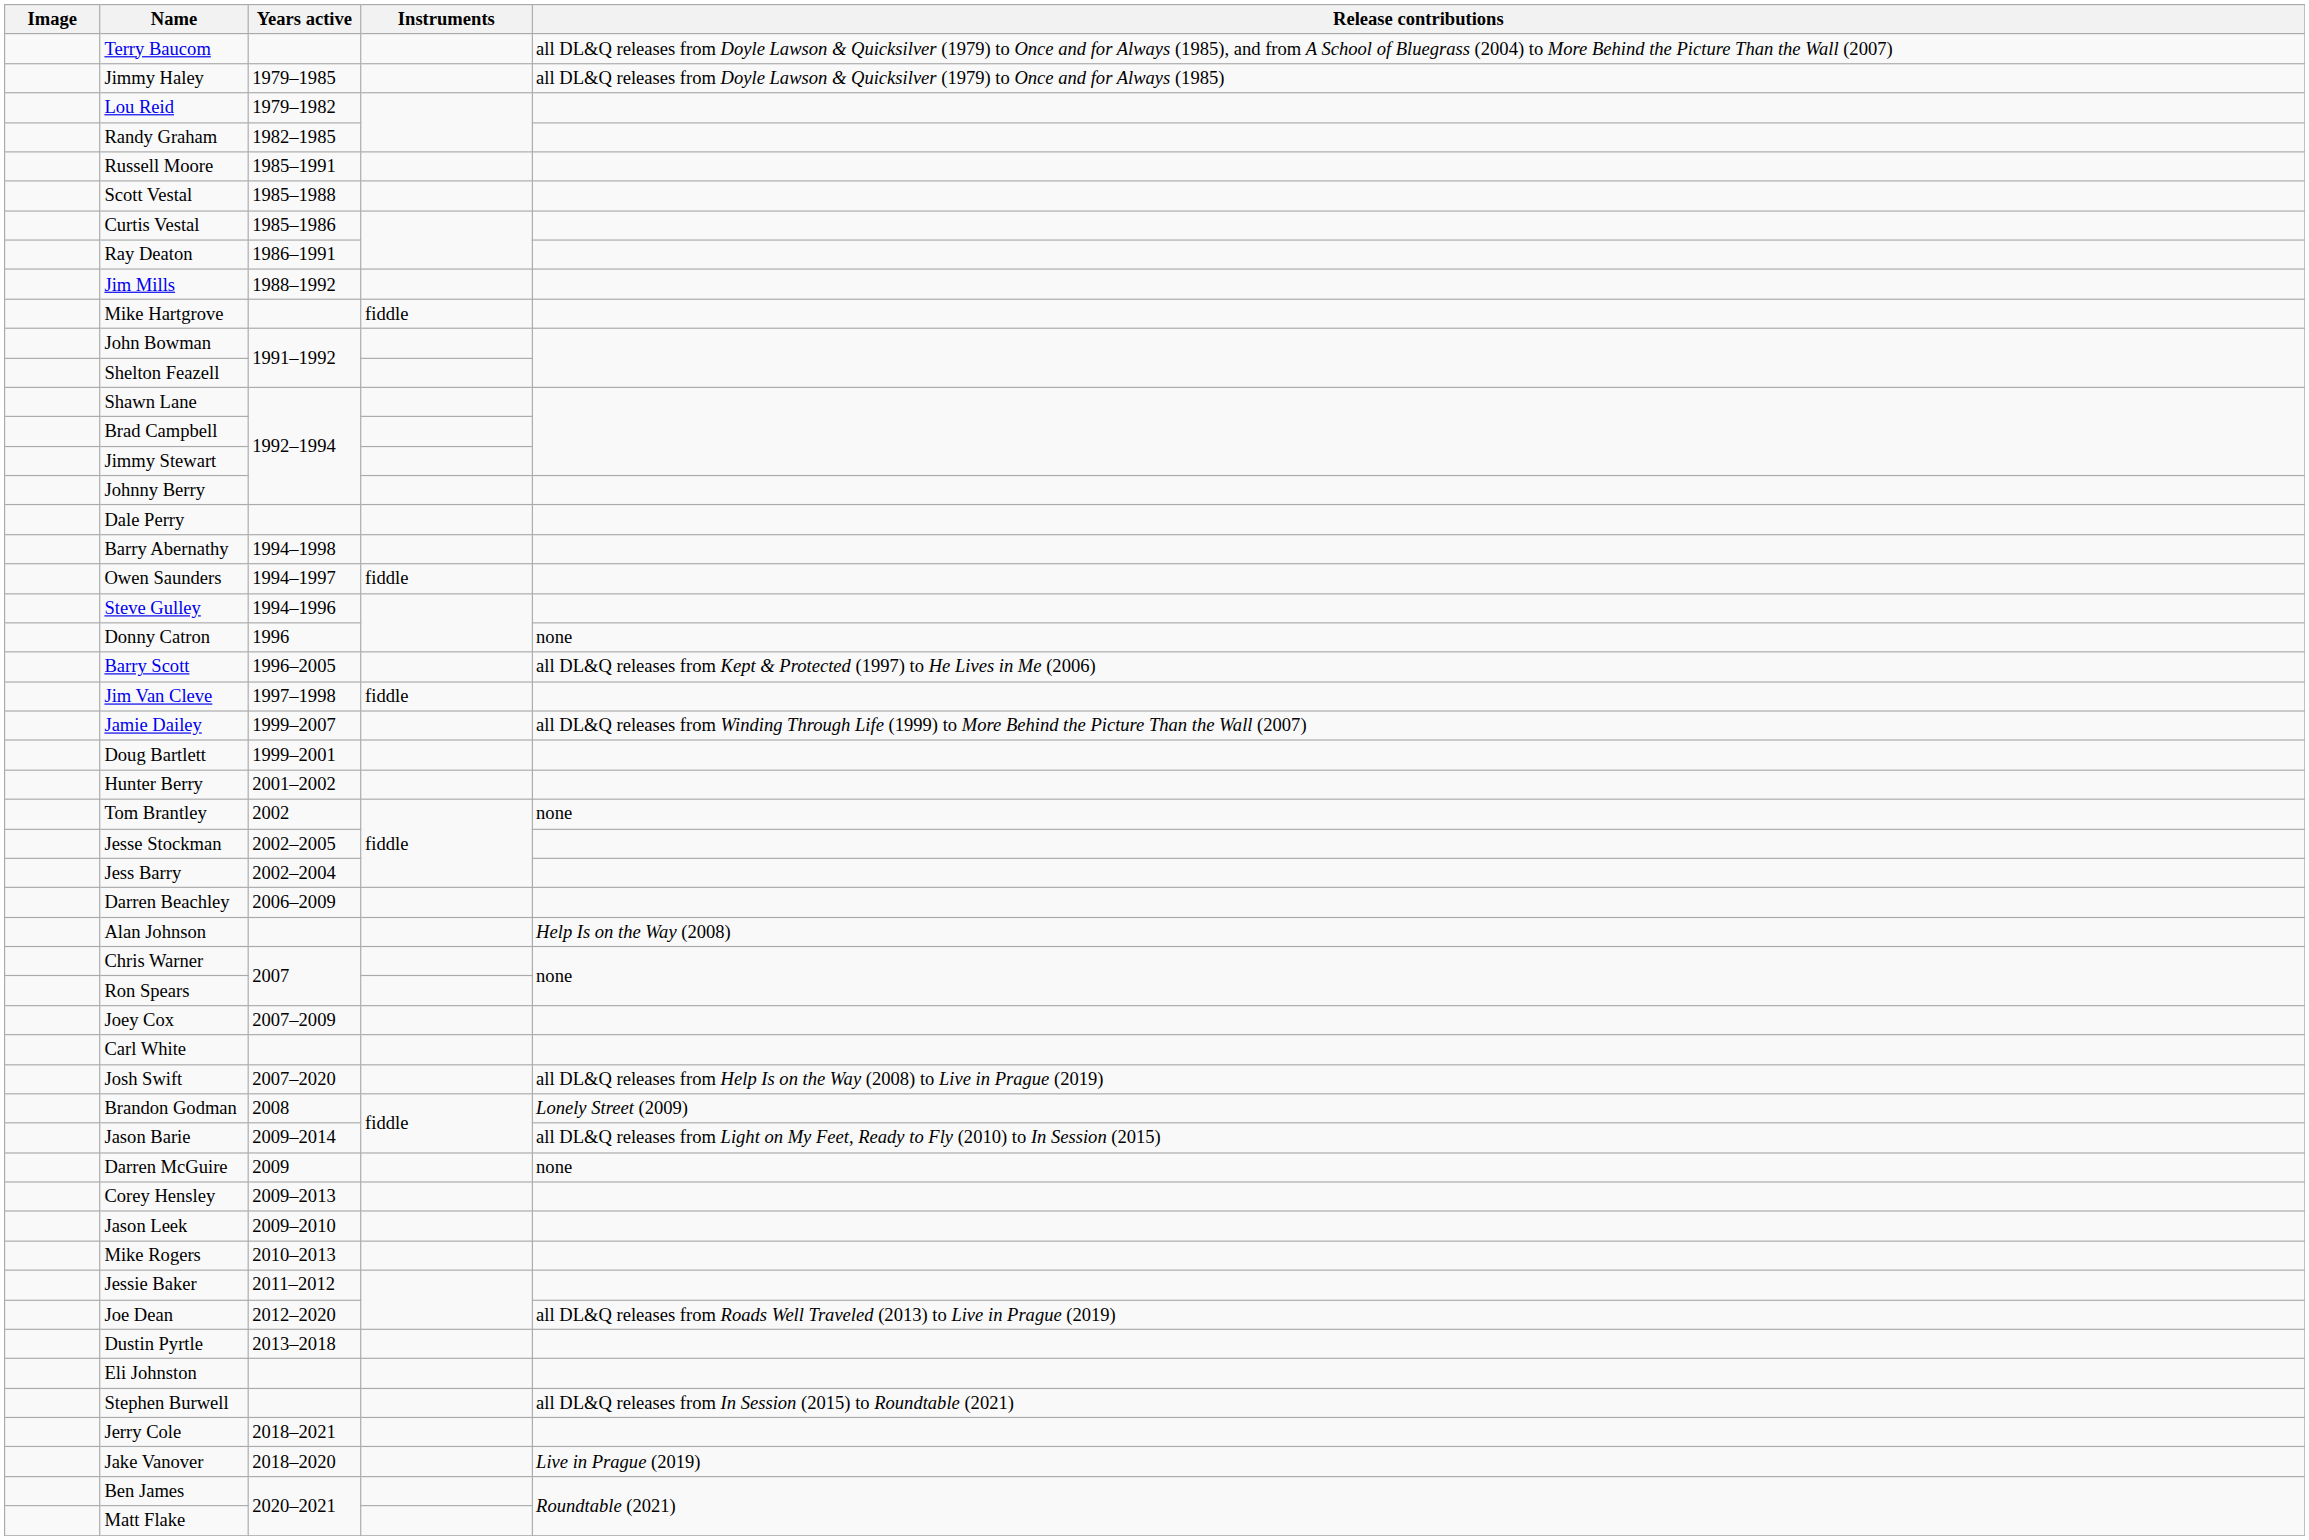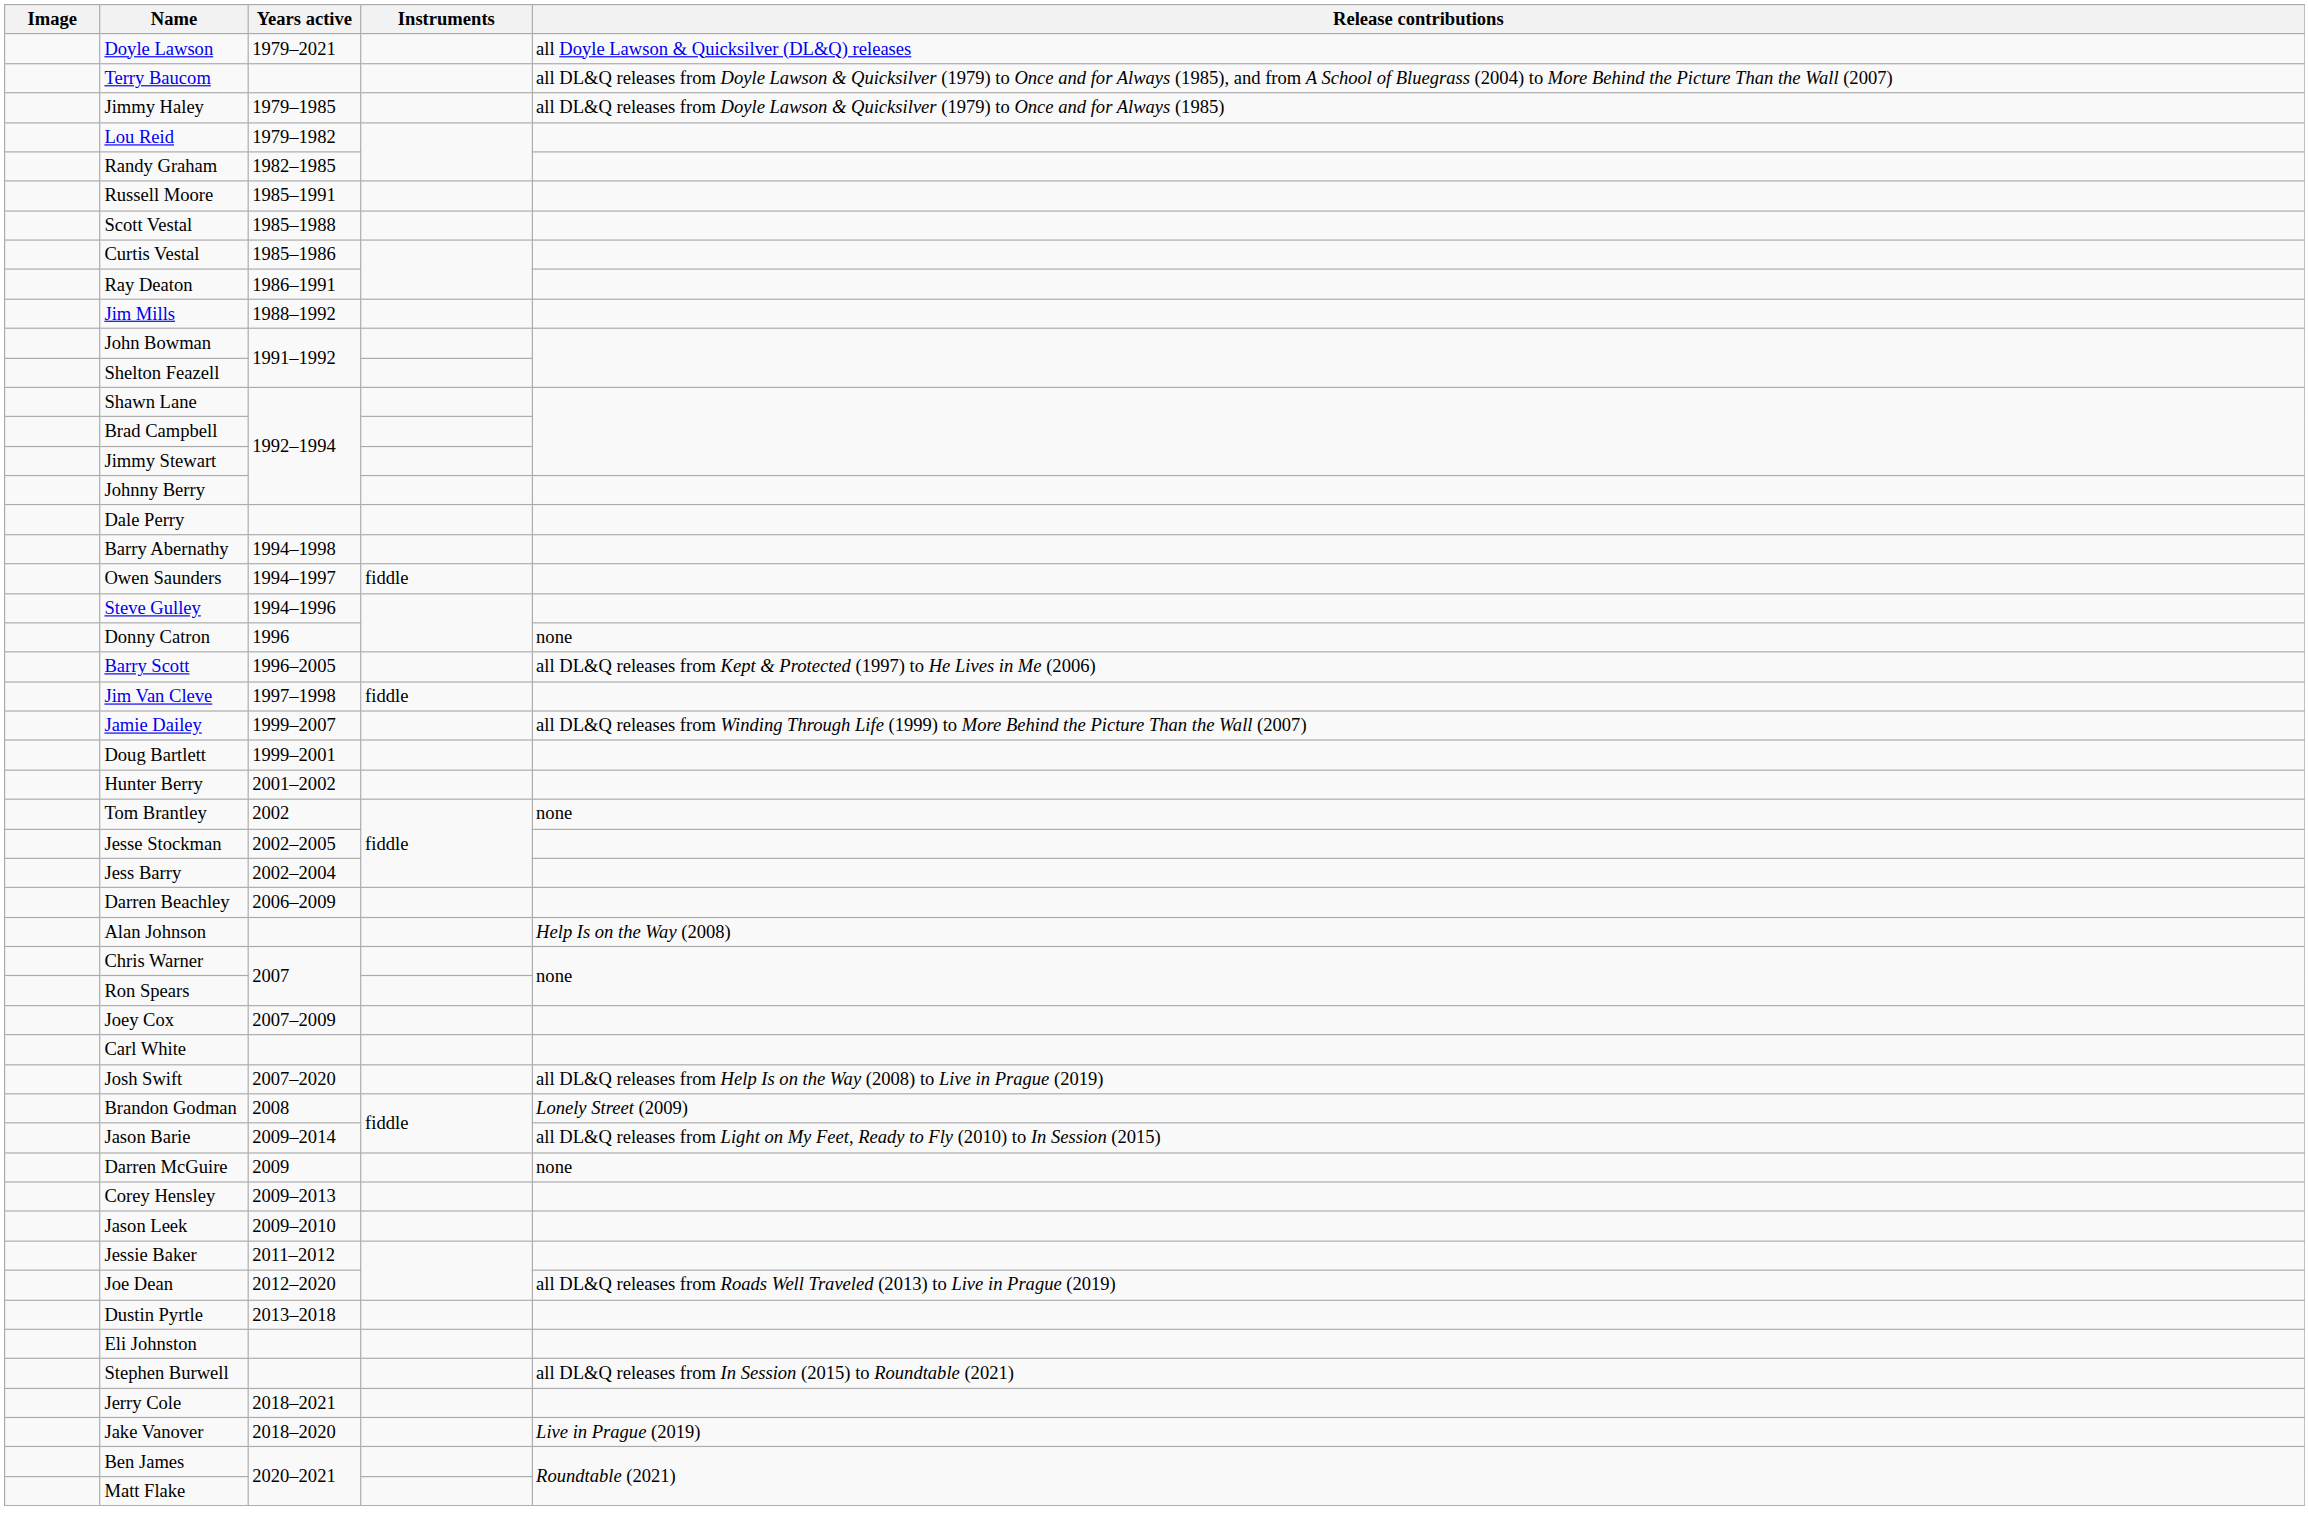+ row: (159, 48)
- row: (164, 313)
- row: (153, 1255)
